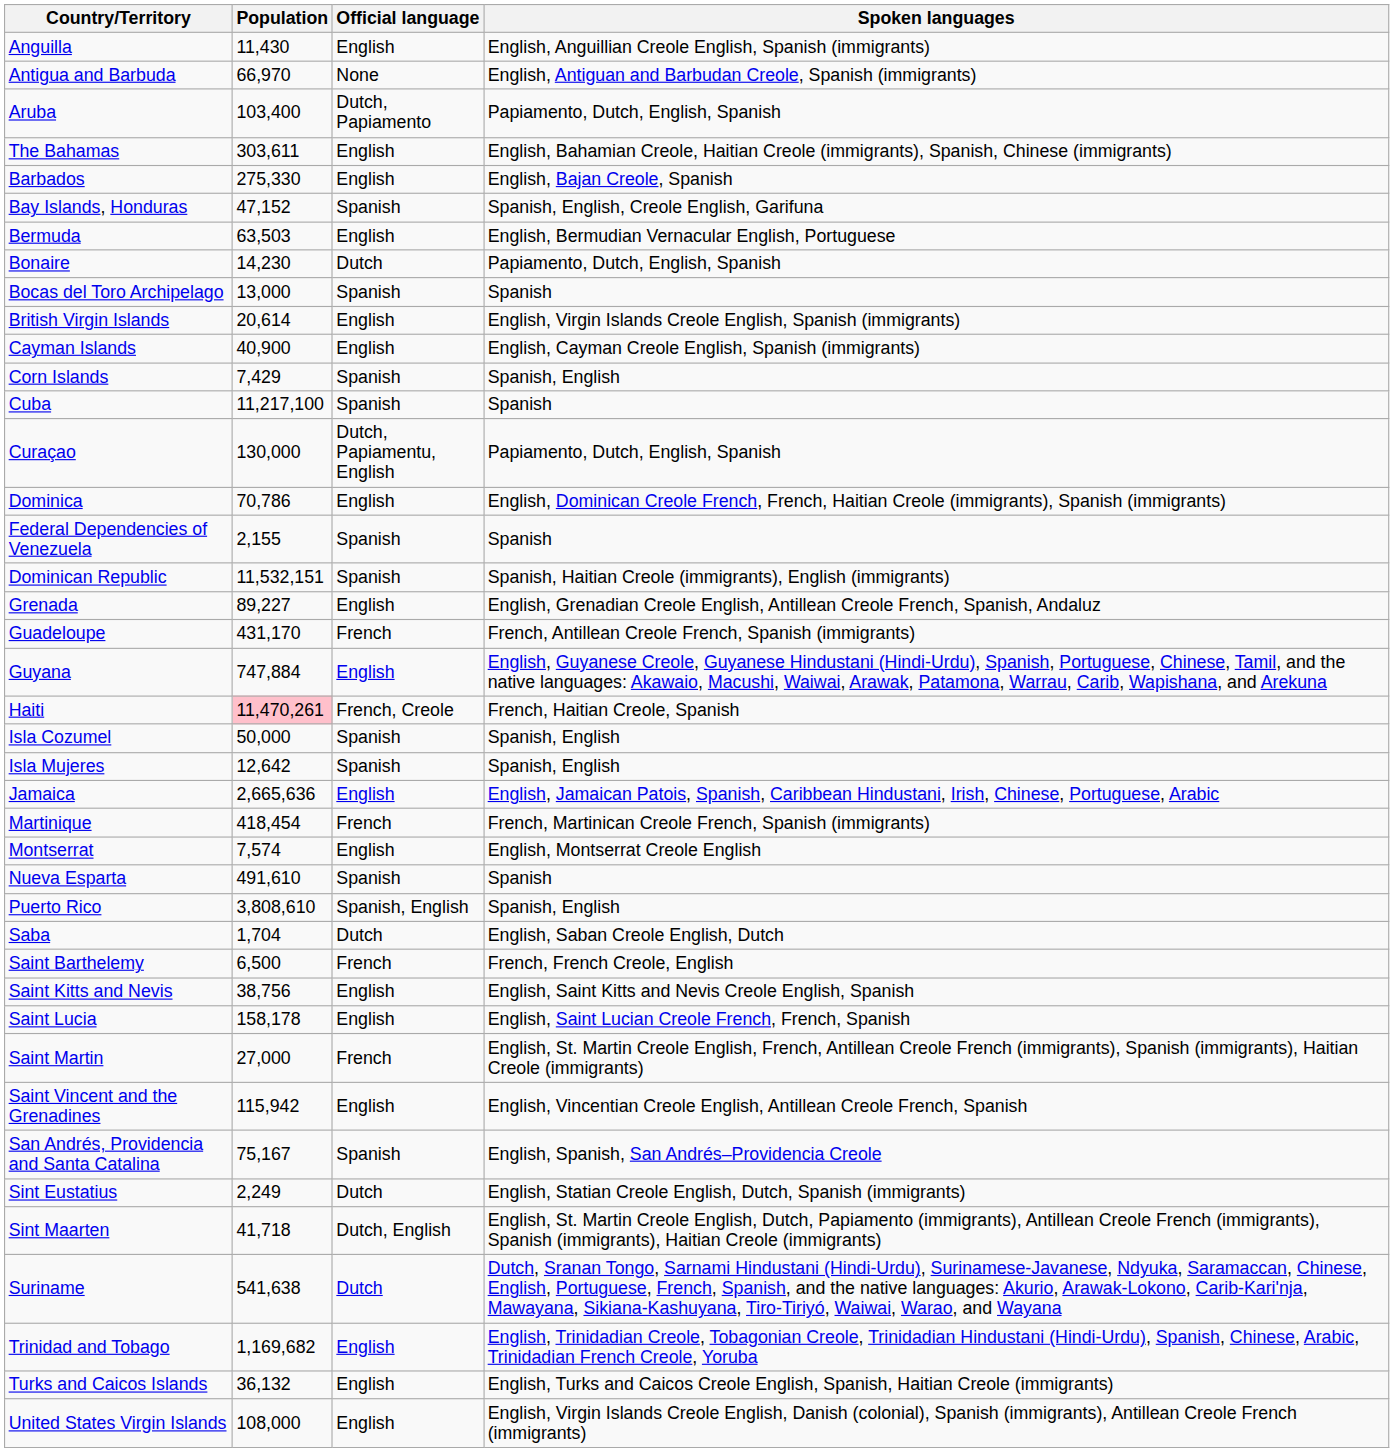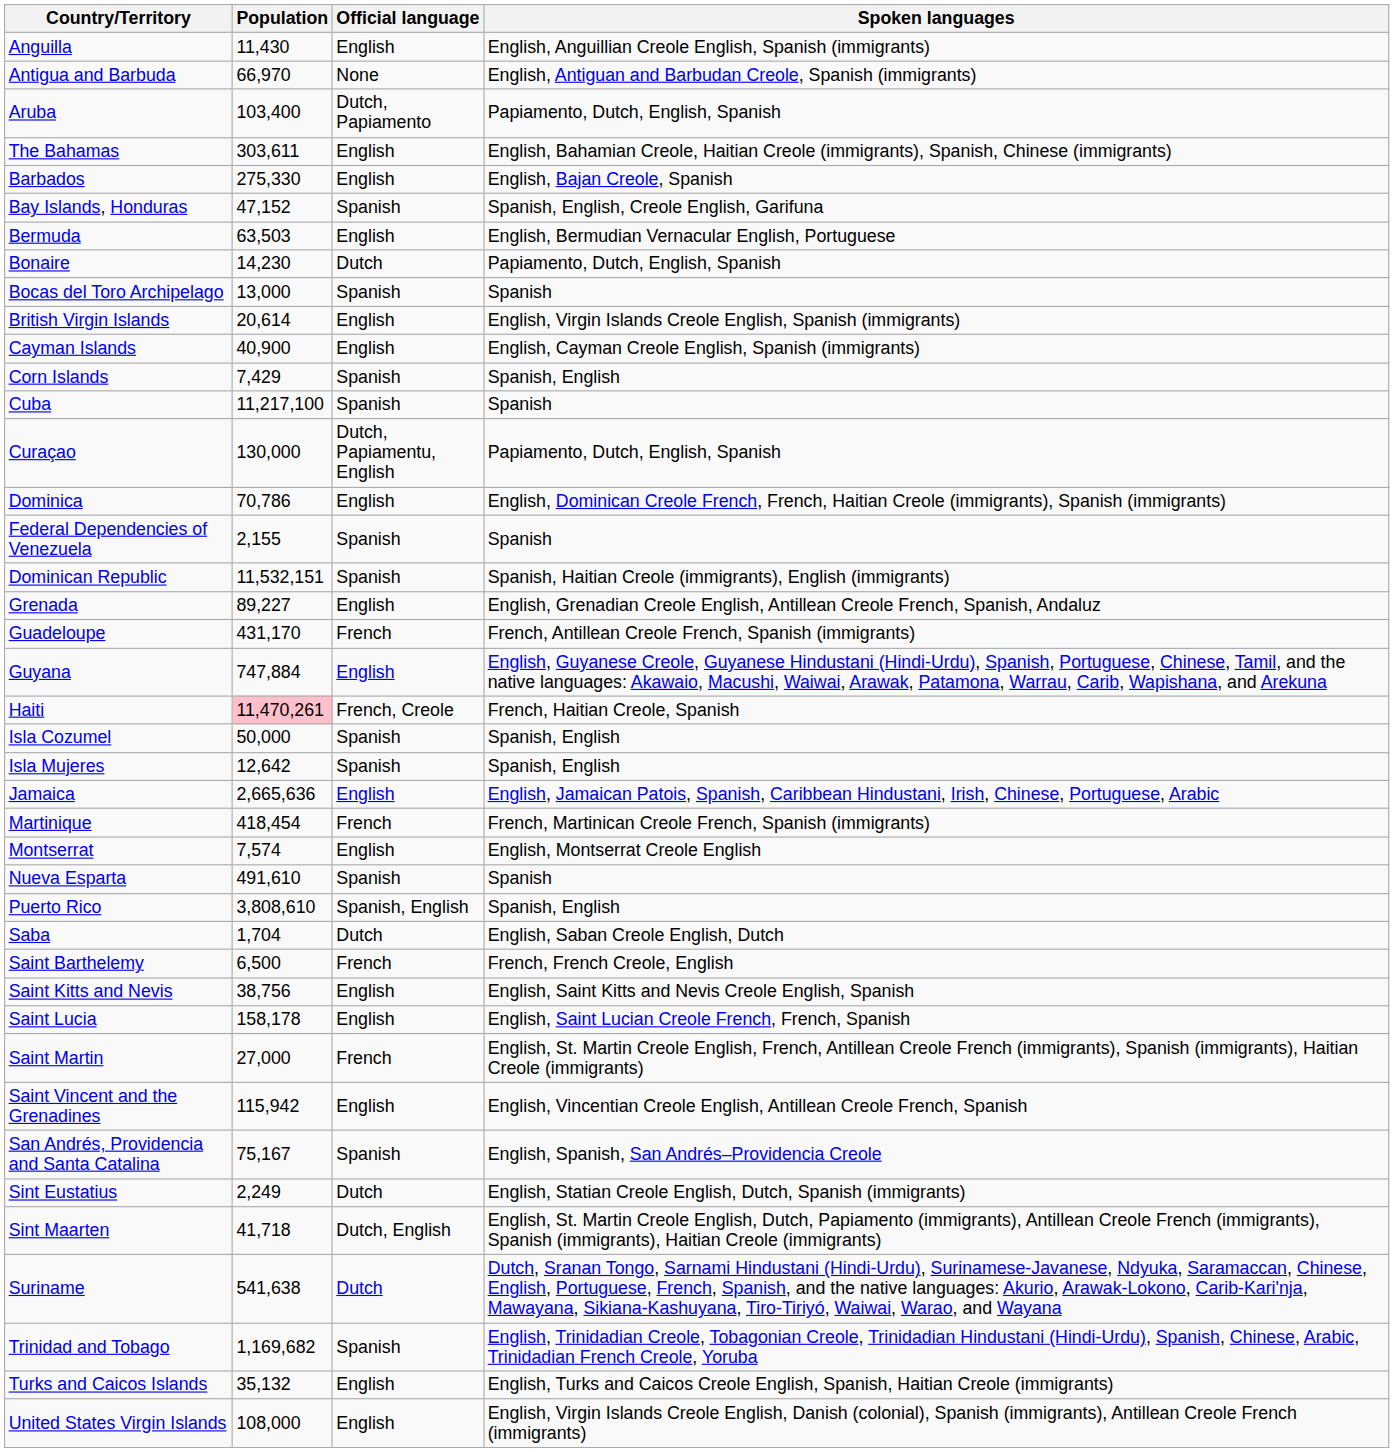(365, 1346) English -> (368, 1346) Spanish
(264, 1384) 36,132 -> (264, 1384) 35,132
